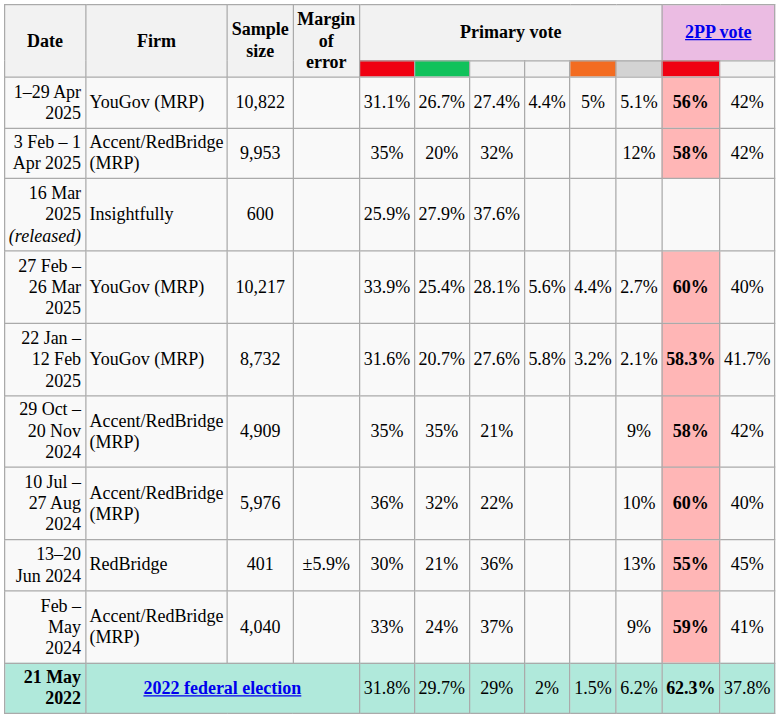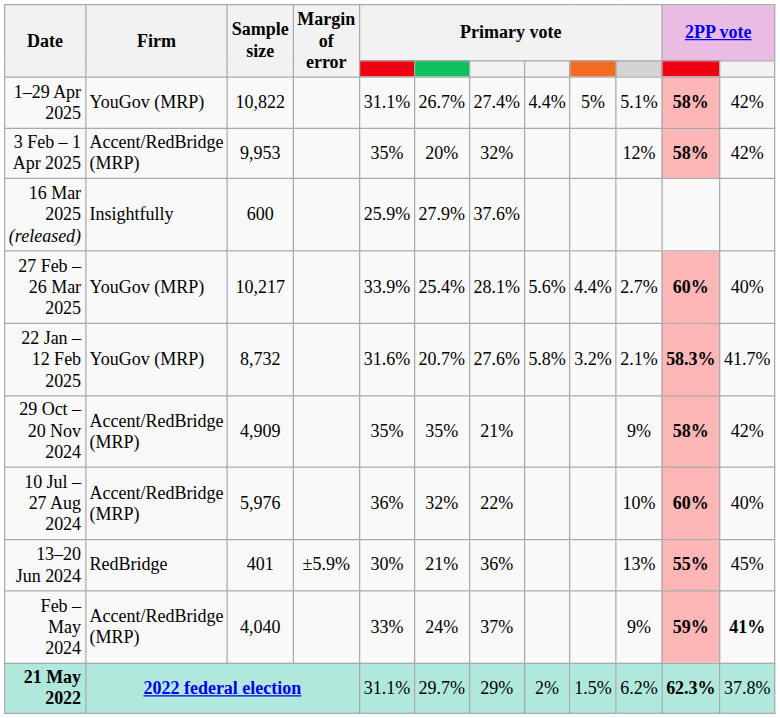(691, 102) 56% -> (691, 102) 58%
(747, 626) normal -> (747, 626) bold
(387, 688) 31.8% -> (387, 688) 31.1%
